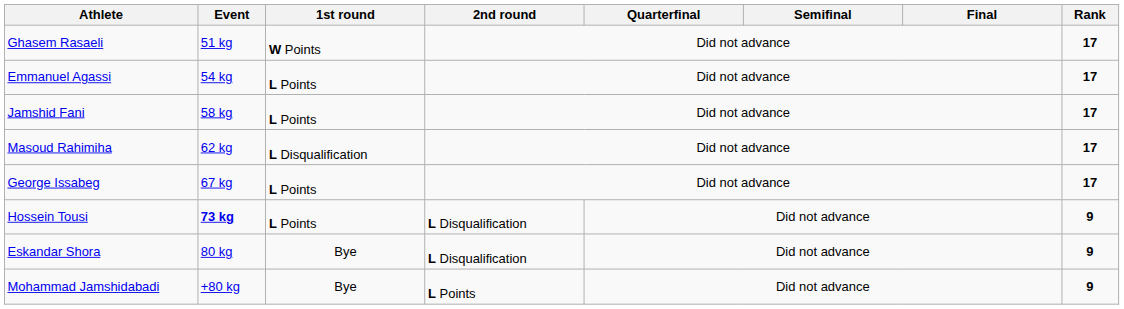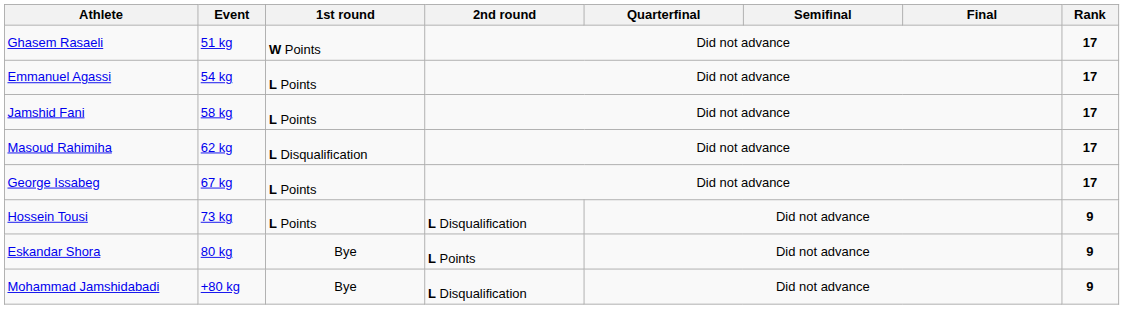(217, 217) bold -> (217, 217) normal
(477, 259) L Disqualification -> (452, 259) L Points
(452, 294) L Points -> (477, 294) L Disqualification
